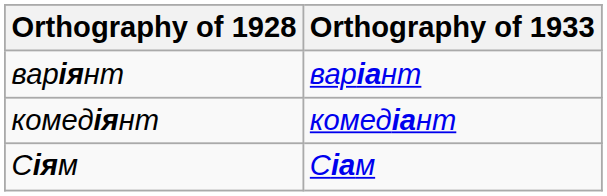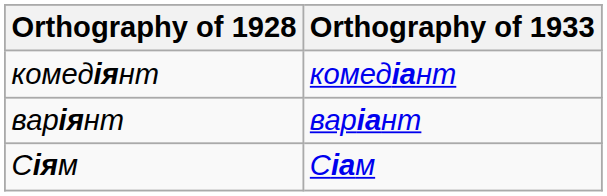rows swapped: (68, 73) <-> (85, 119)
